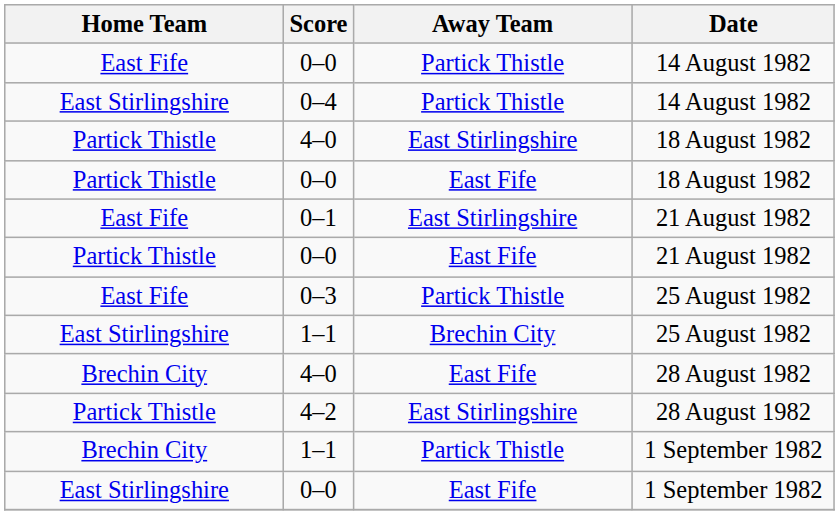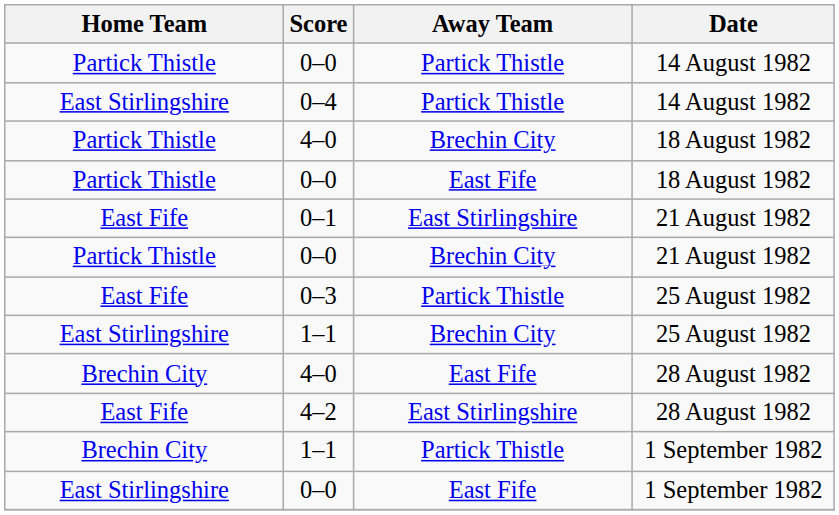(144, 62) East Fife -> (144, 62) Partick Thistle
(493, 140) East Stirlingshire -> (493, 140) Brechin City
(493, 256) East Fife -> (493, 256) Brechin City
(144, 412) Partick Thistle -> (144, 412) East Fife
